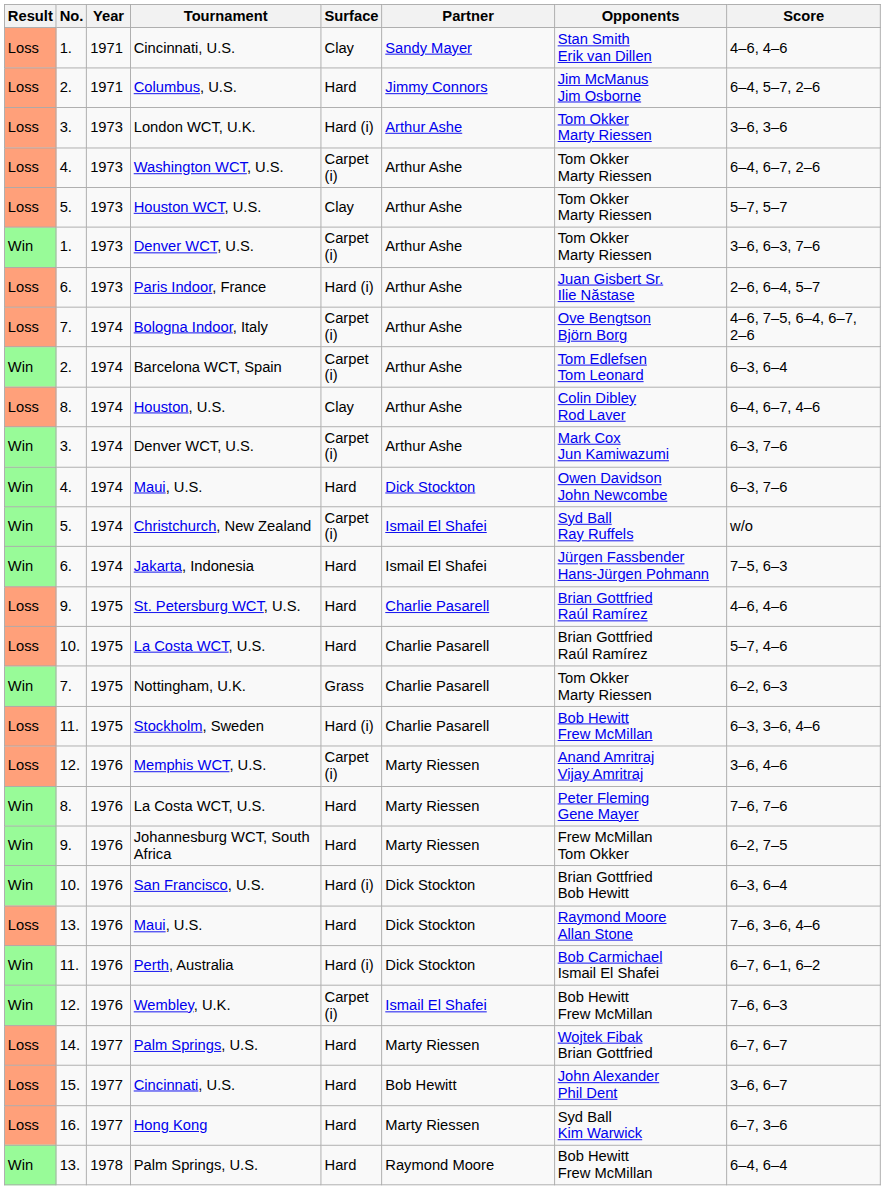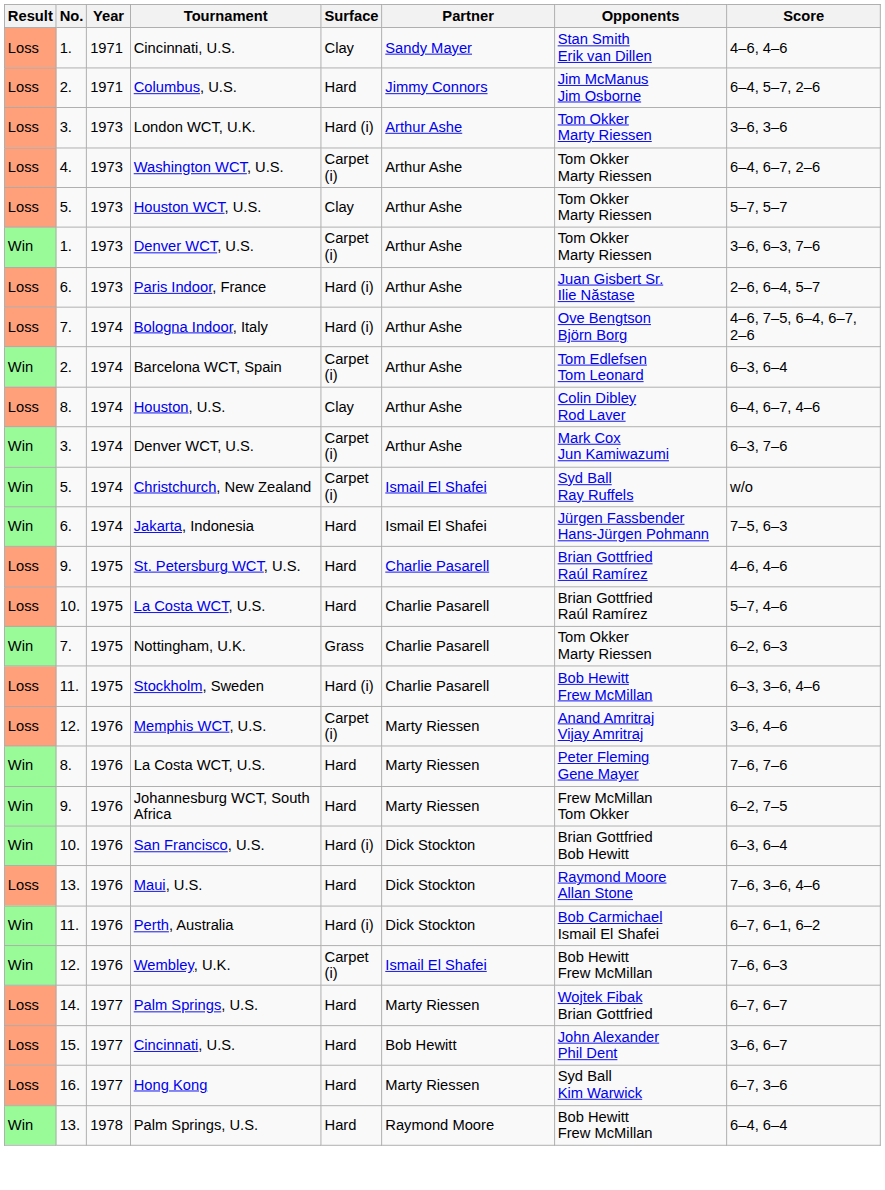(347, 327) Carpet (i) -> (349, 327) Hard (i)
- row: (66, 486)
